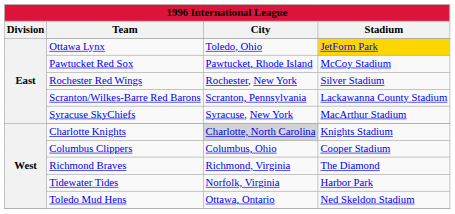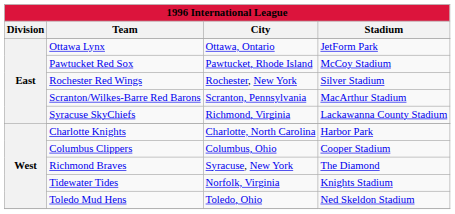(234, 47) Toledo, Ohio -> (240, 47) Ottawa, Ontario
(349, 47) gold background -> (349, 47) no background
(384, 98) Lackawanna County Stadium -> (363, 98) MacArthur Stadium
(249, 115) Syracuse, New York -> (248, 115) Richmond, Virginia
(363, 115) MacArthur Stadium -> (384, 115) Lackawanna County Stadium
(261, 132) lightgrey background -> (261, 132) no background
(357, 132) Knights Stadium -> (347, 132) Harbor Park
(248, 166) Richmond, Virginia -> (249, 166) Syracuse, New York
(347, 183) Harbor Park -> (357, 183) Knights Stadium
(240, 200) Ottawa, Ontario -> (234, 200) Toledo, Ohio
